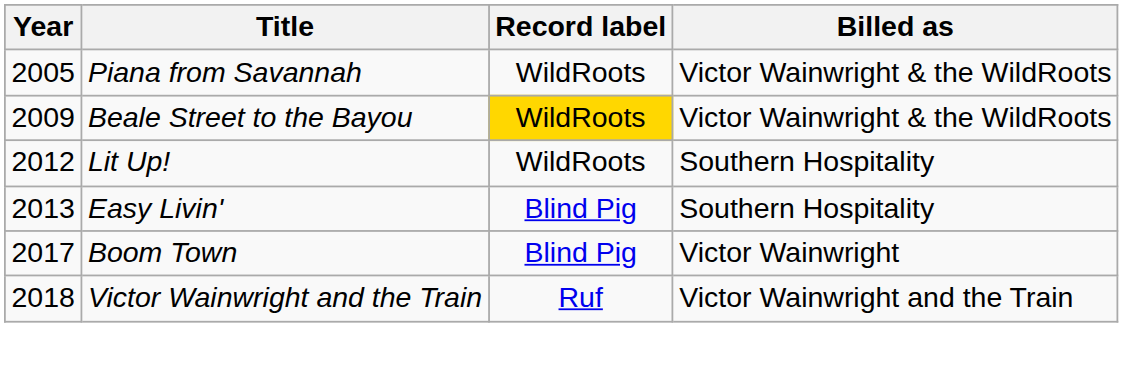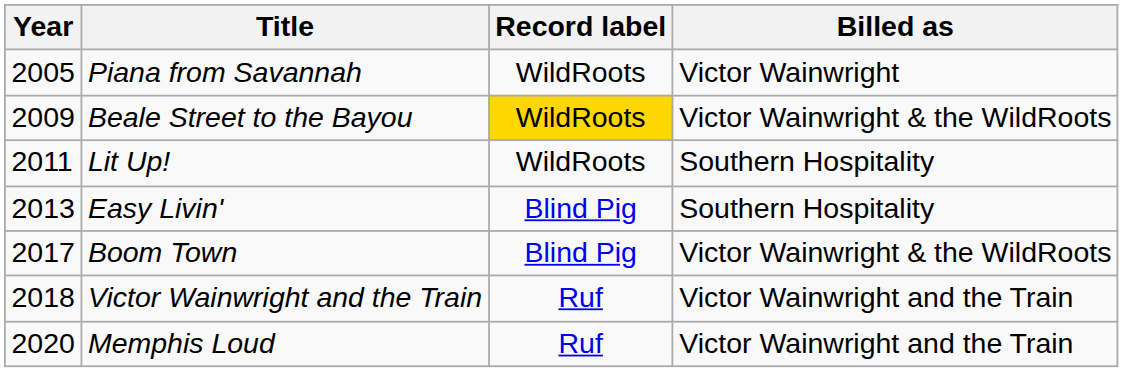(895, 72) Victor Wainwright & the WildRoots -> (789, 72) Victor Wainwright
(43, 162) 2012 -> (42, 162) 2011
(789, 252) Victor Wainwright -> (895, 252) Victor Wainwright & the WildRoots
+ row: (181, 343)
